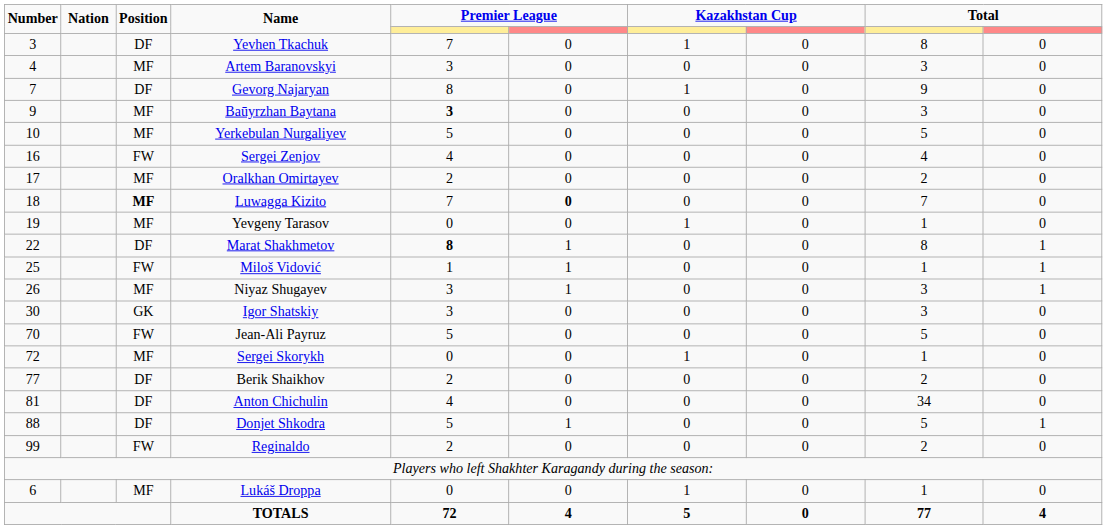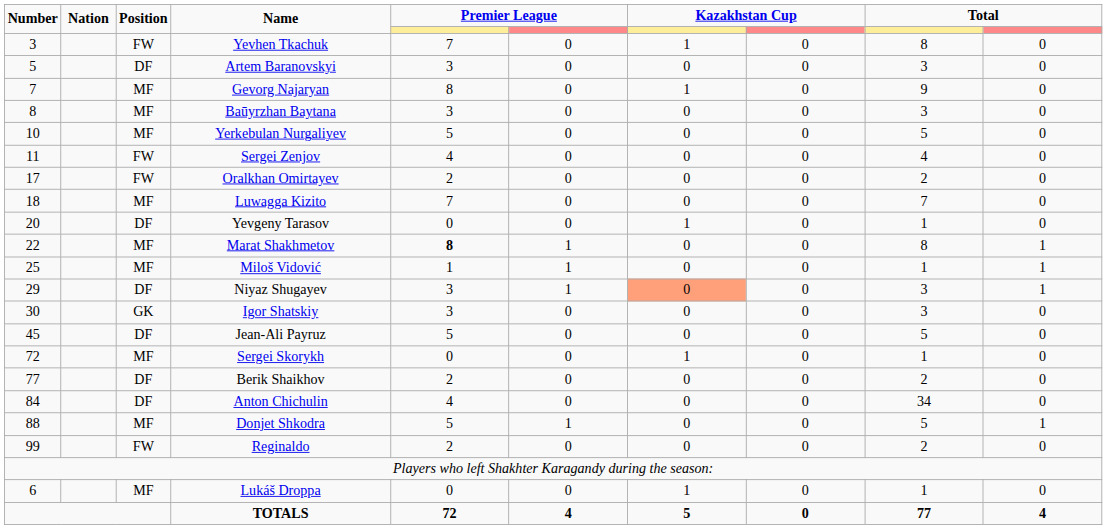(143, 44) DF -> (143, 44) FW
(33, 66) 4 -> (33, 66) 5
(143, 66) MF -> (143, 66) DF
(143, 89) DF -> (143, 89) MF
(33, 111) 9 -> (33, 111) 8
(450, 111) bold -> (450, 111) normal
(33, 156) 16 -> (33, 156) 11
(143, 178) MF -> (143, 178) FW
(143, 200) bold -> (143, 200) normal
(568, 200) bold -> (568, 200) normal
(33, 223) 19 -> (33, 223) 20
(143, 223) MF -> (143, 223) DF
(143, 245) DF -> (143, 245) MF
(143, 267) FW -> (143, 267) MF
(33, 290) 26 -> (33, 290) 29
(143, 290) MF -> (143, 290) DF
(687, 290) no background -> (687, 290) lightsalmon background
(33, 334) 70 -> (33, 334) 45
(143, 334) FW -> (143, 334) DF
(33, 401) 81 -> (33, 401) 84
(143, 424) DF -> (143, 424) MF
